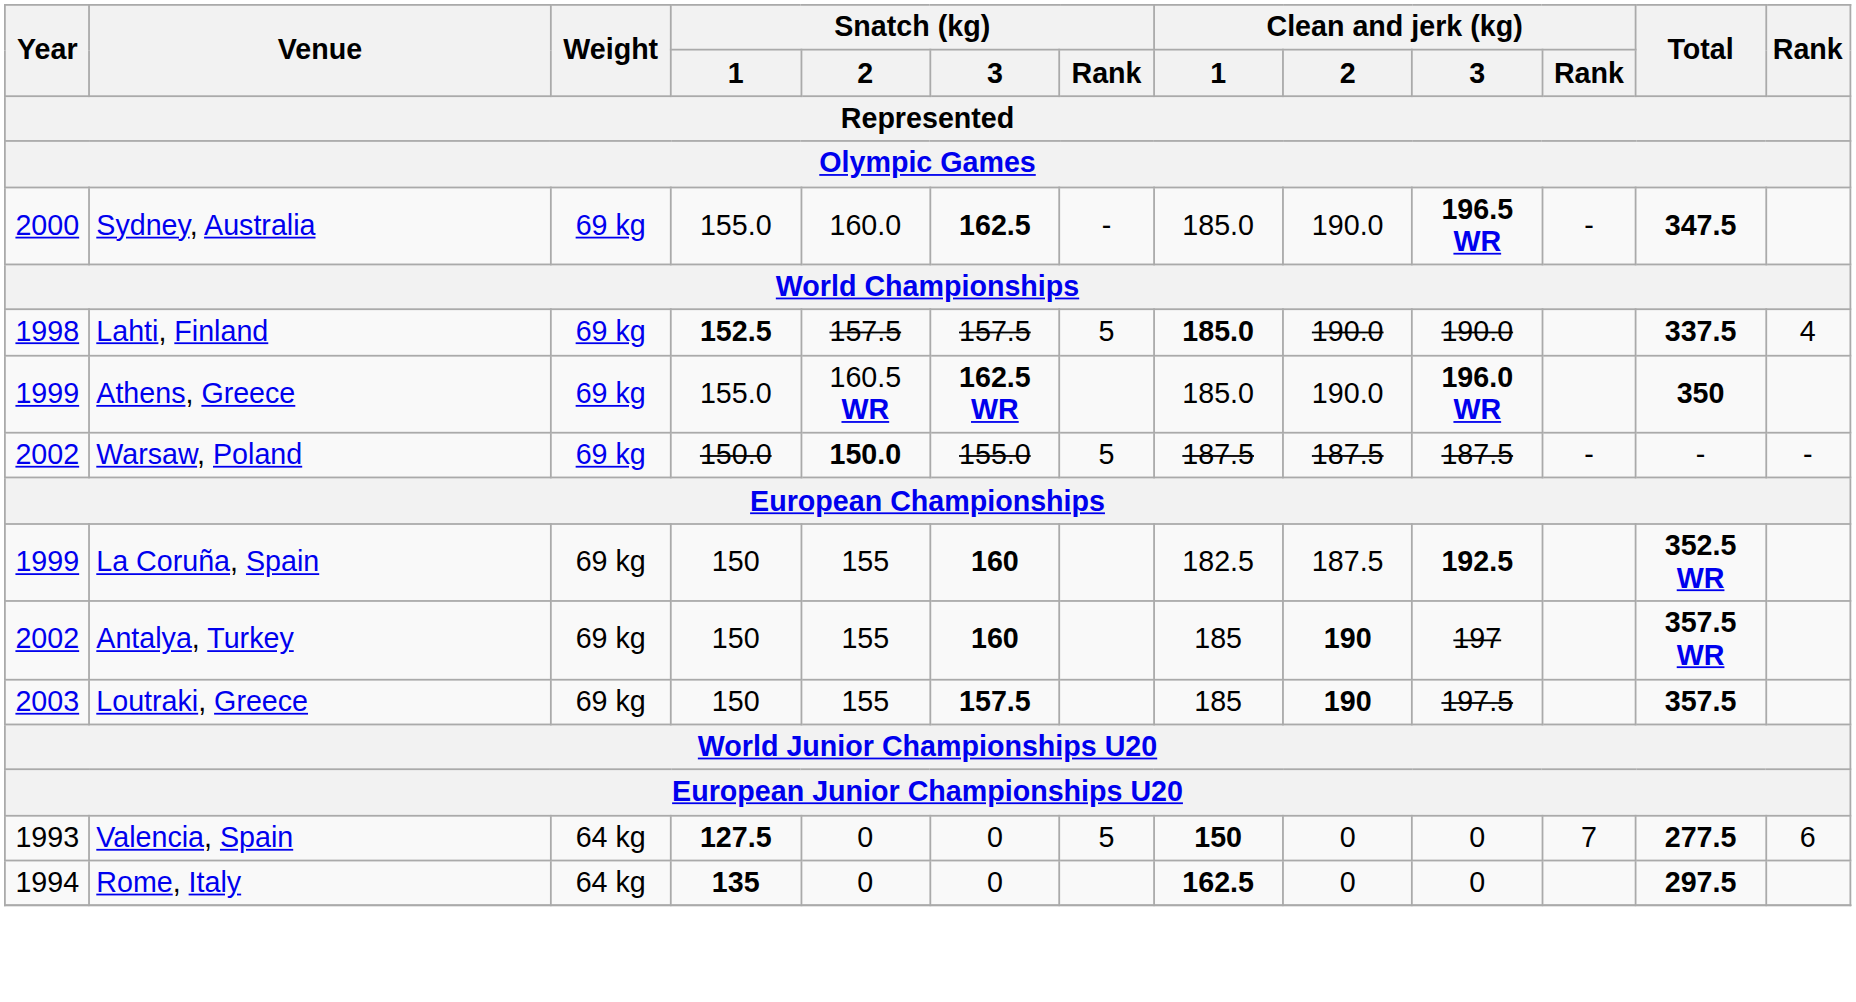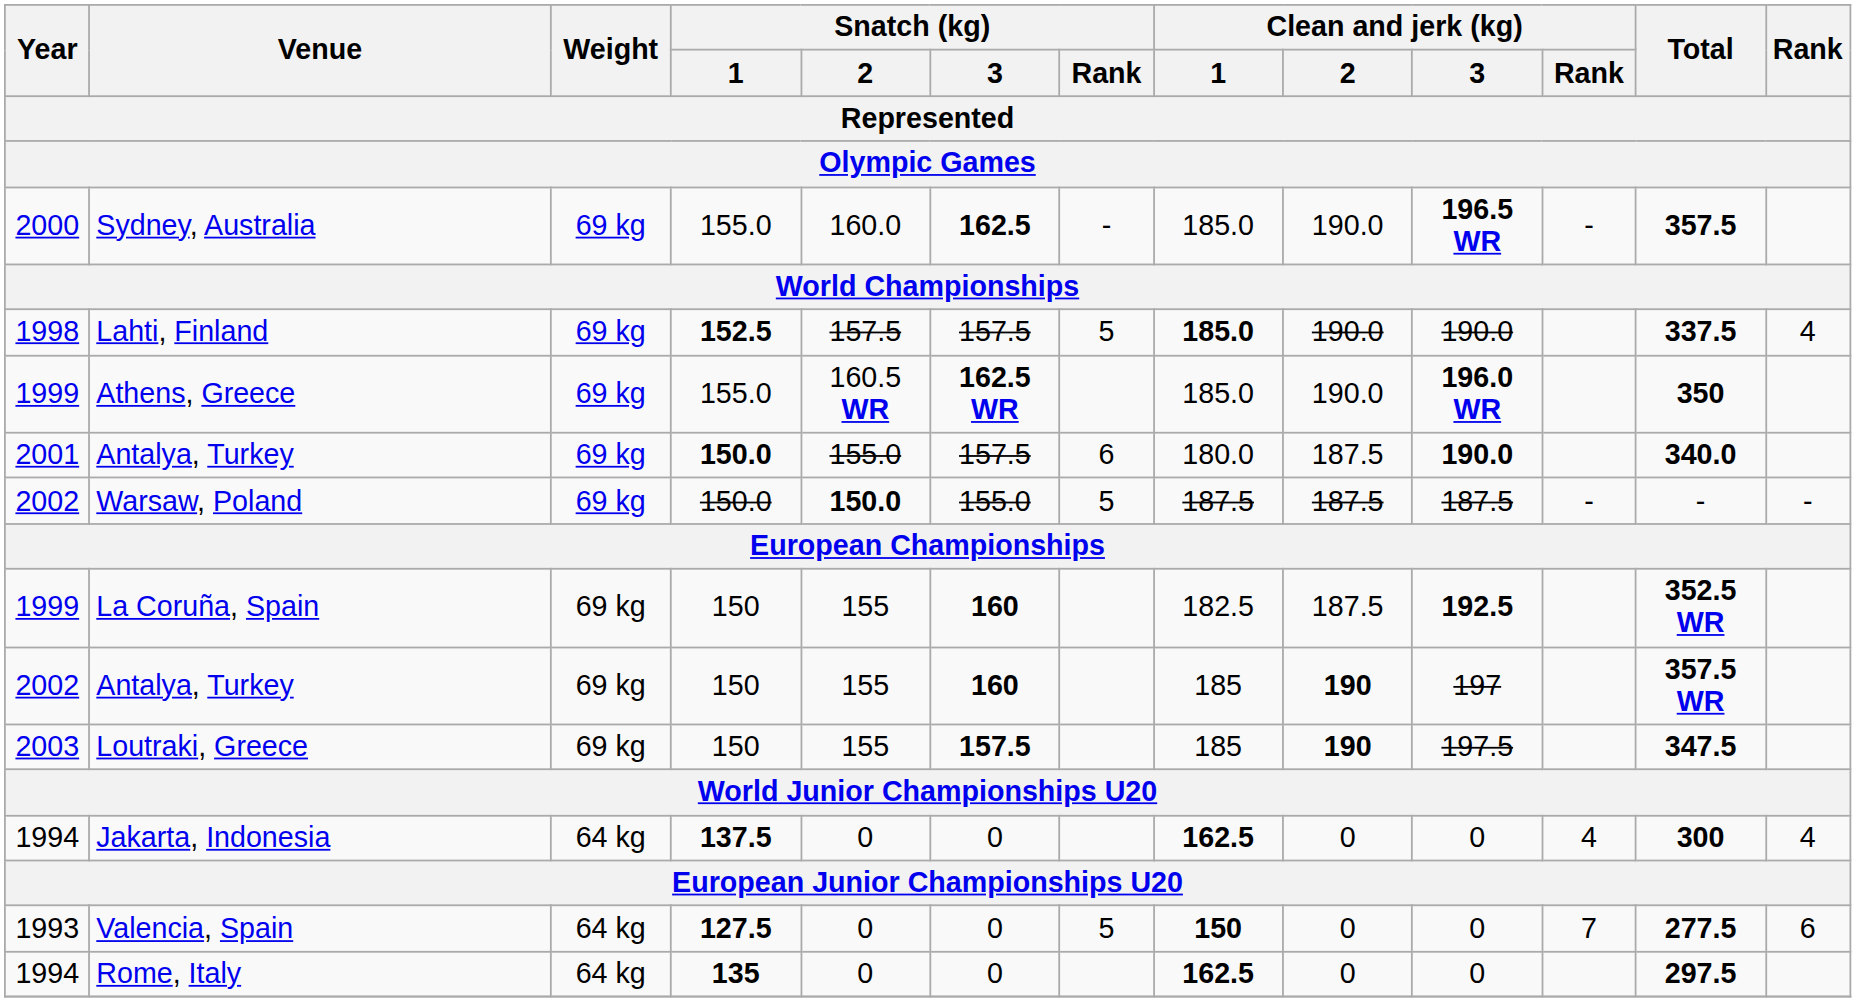(1701, 225) 347.5 -> (1701, 225) 357.5
+ row: (47, 455)
(1701, 701) 357.5 -> (1701, 746) 347.5
+ row: (47, 837)
